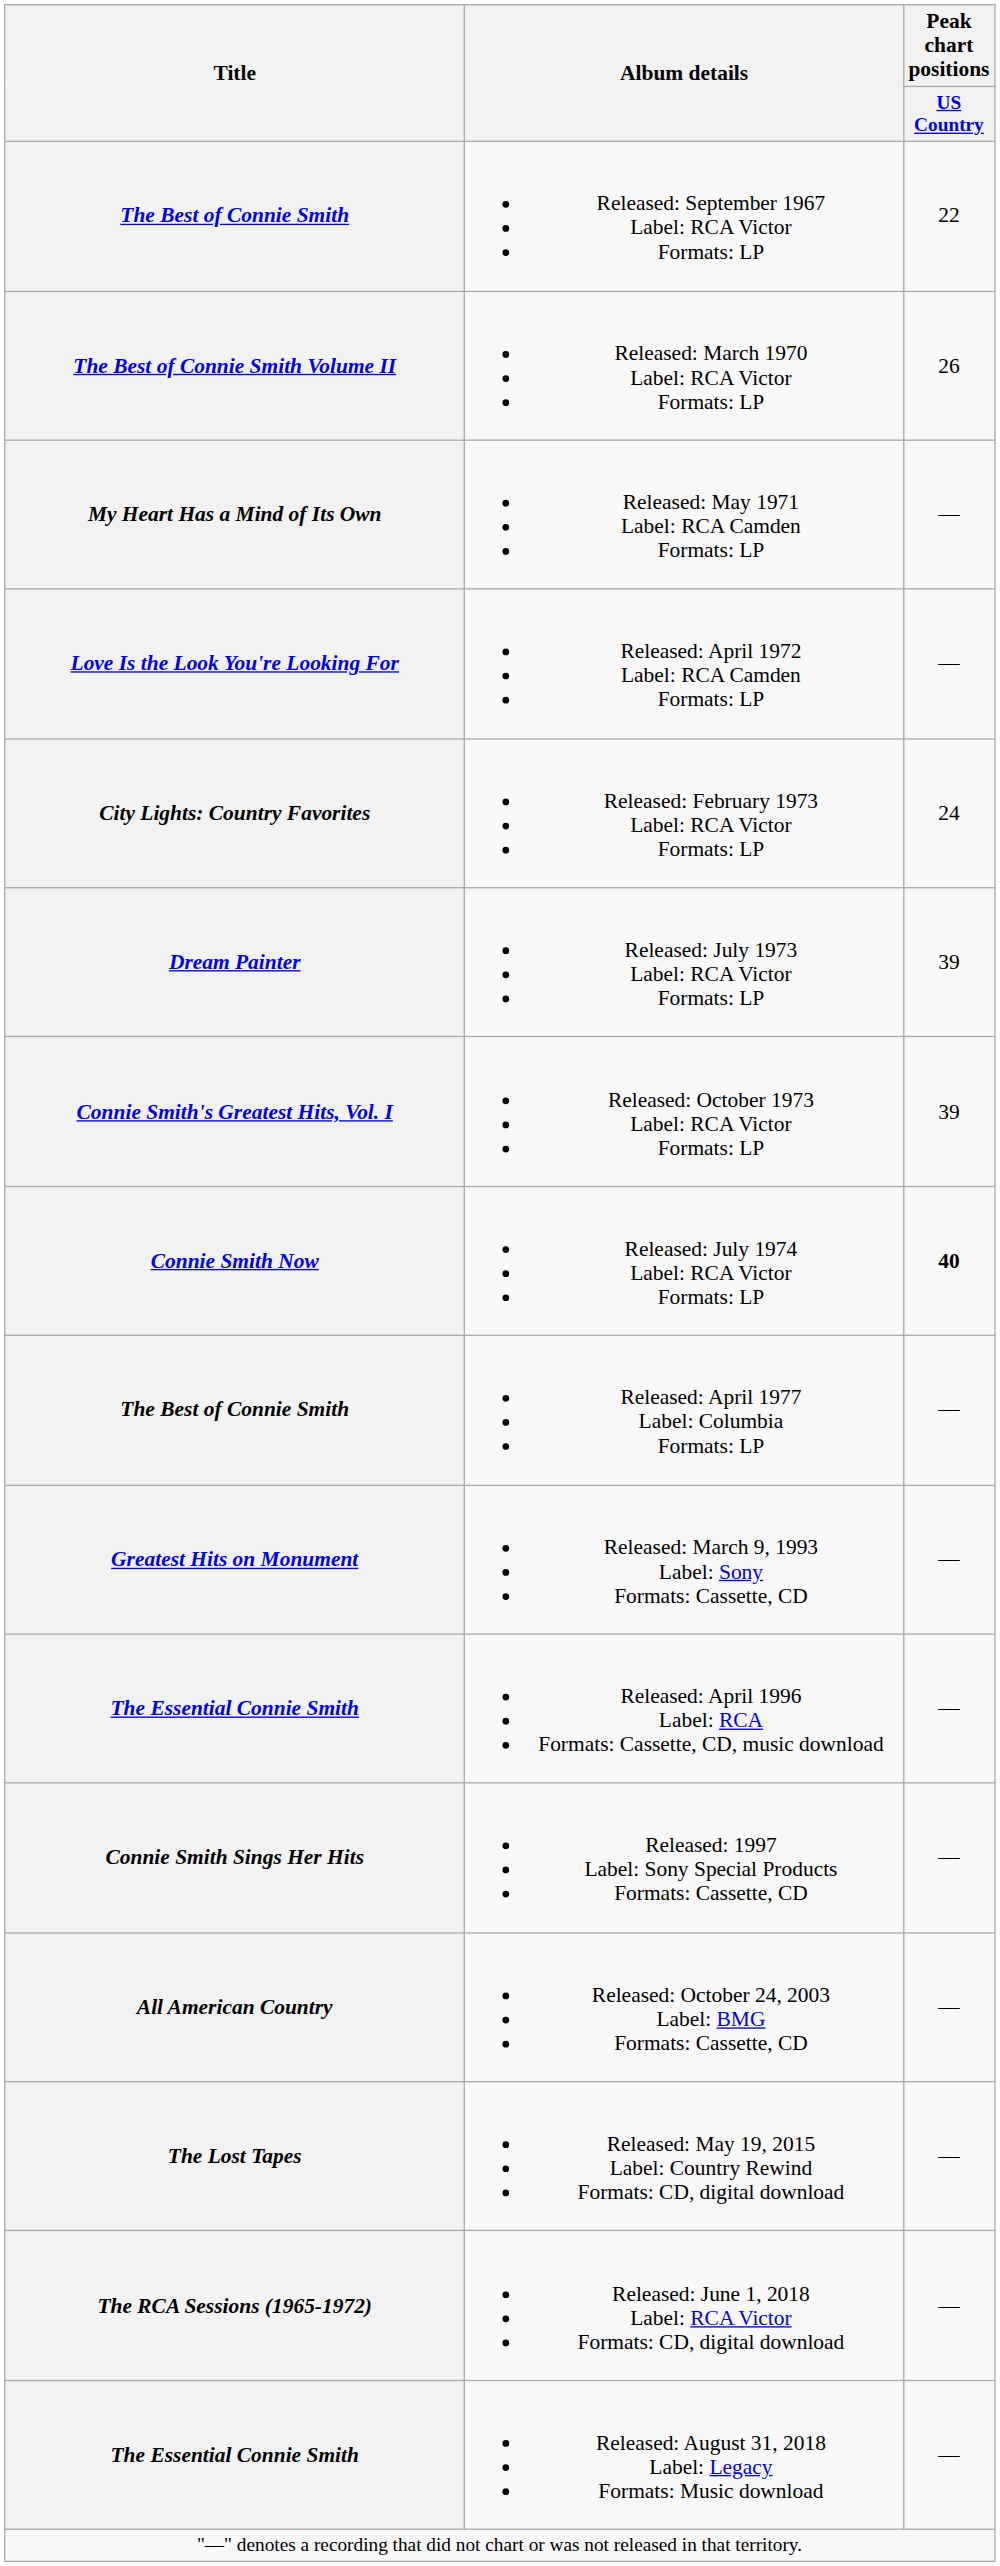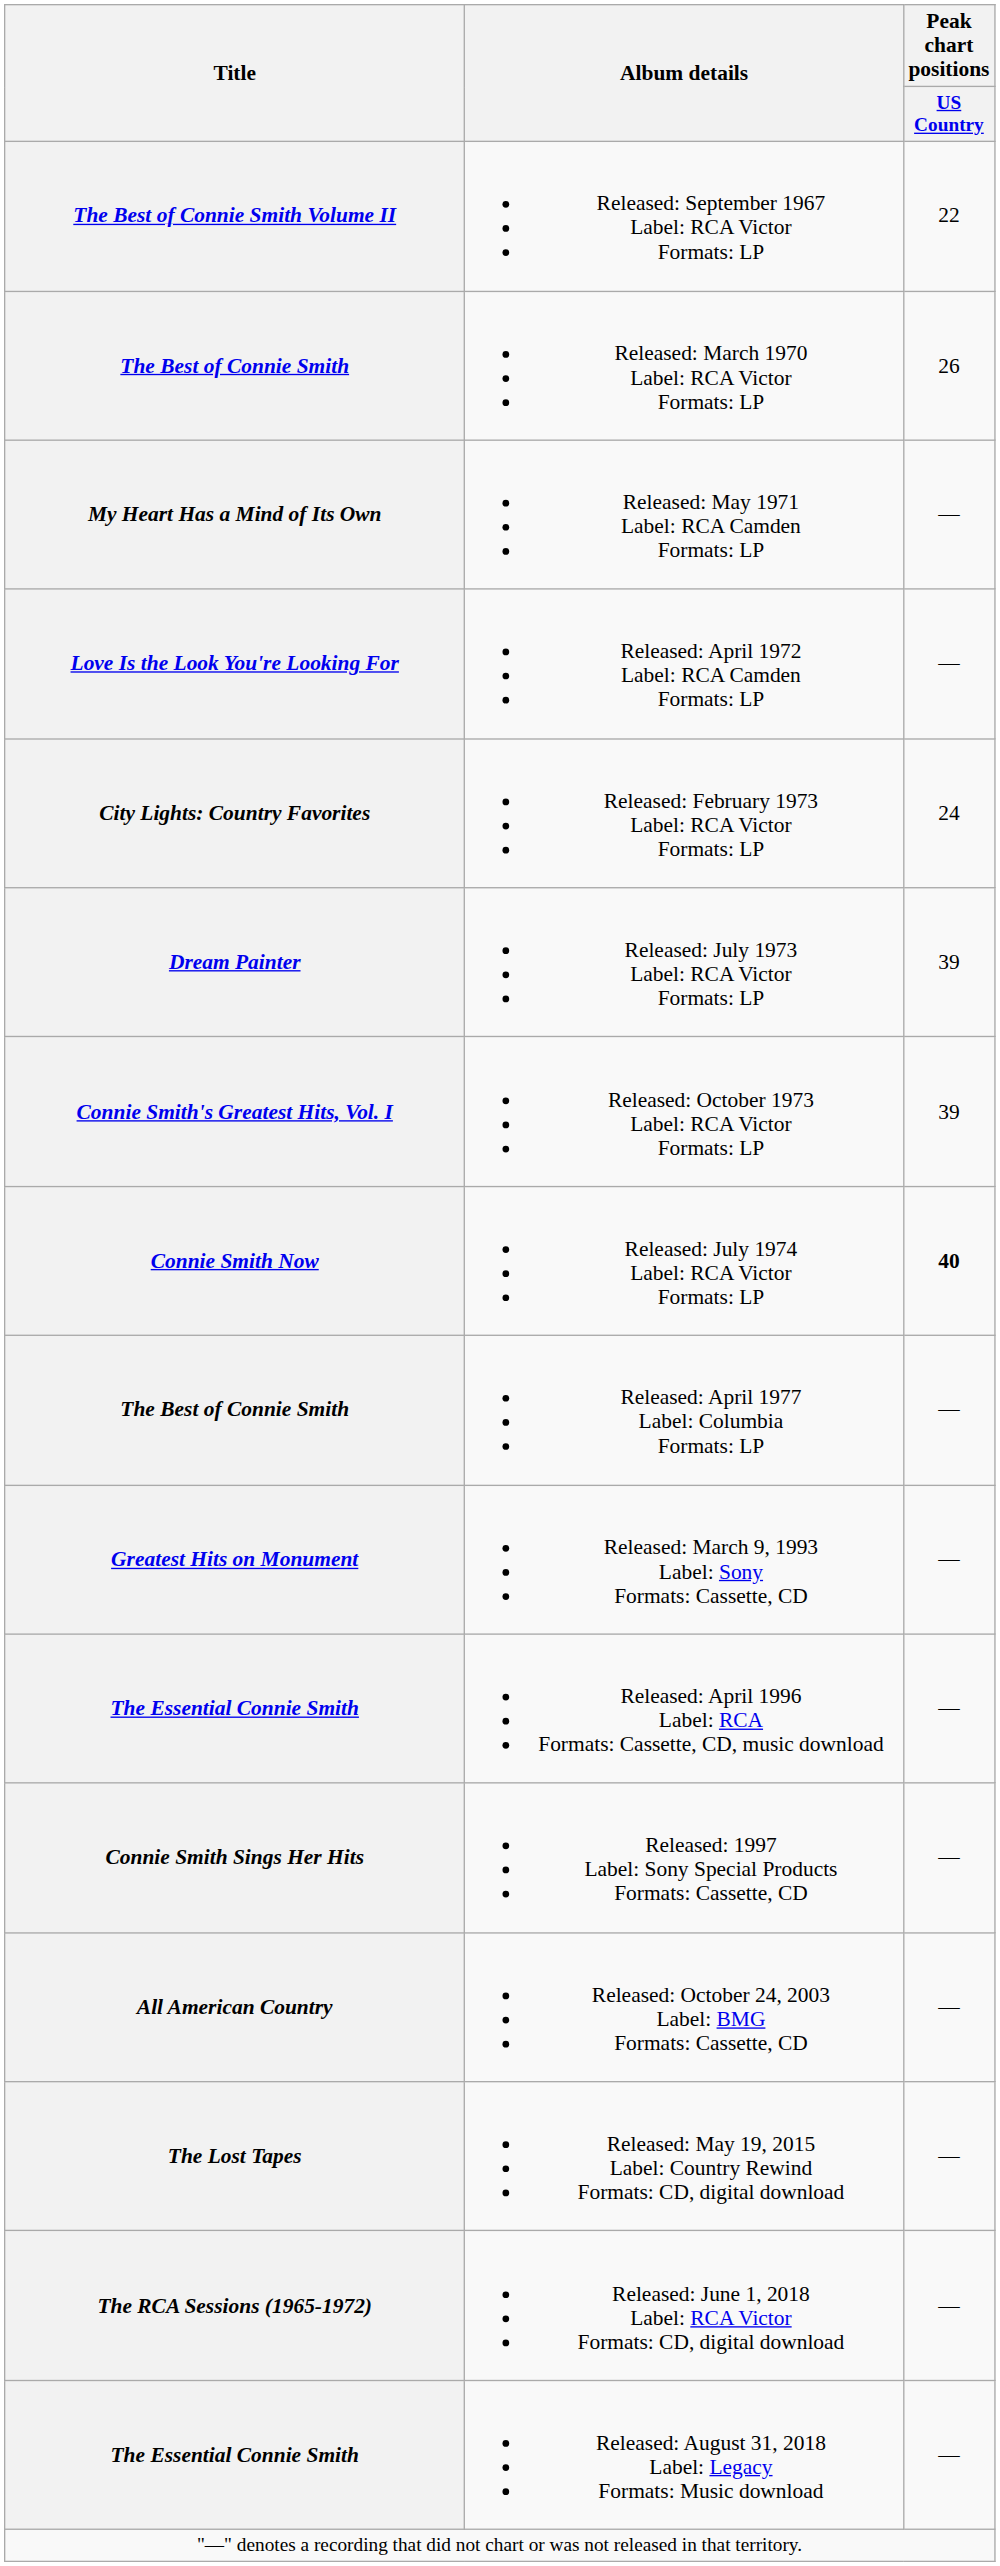(235, 215) The Best of Connie Smith -> (235, 215) The Best of Connie Smith Volume II
(235, 365) The Best of Connie Smith Volume II -> (235, 365) The Best of Connie Smith
